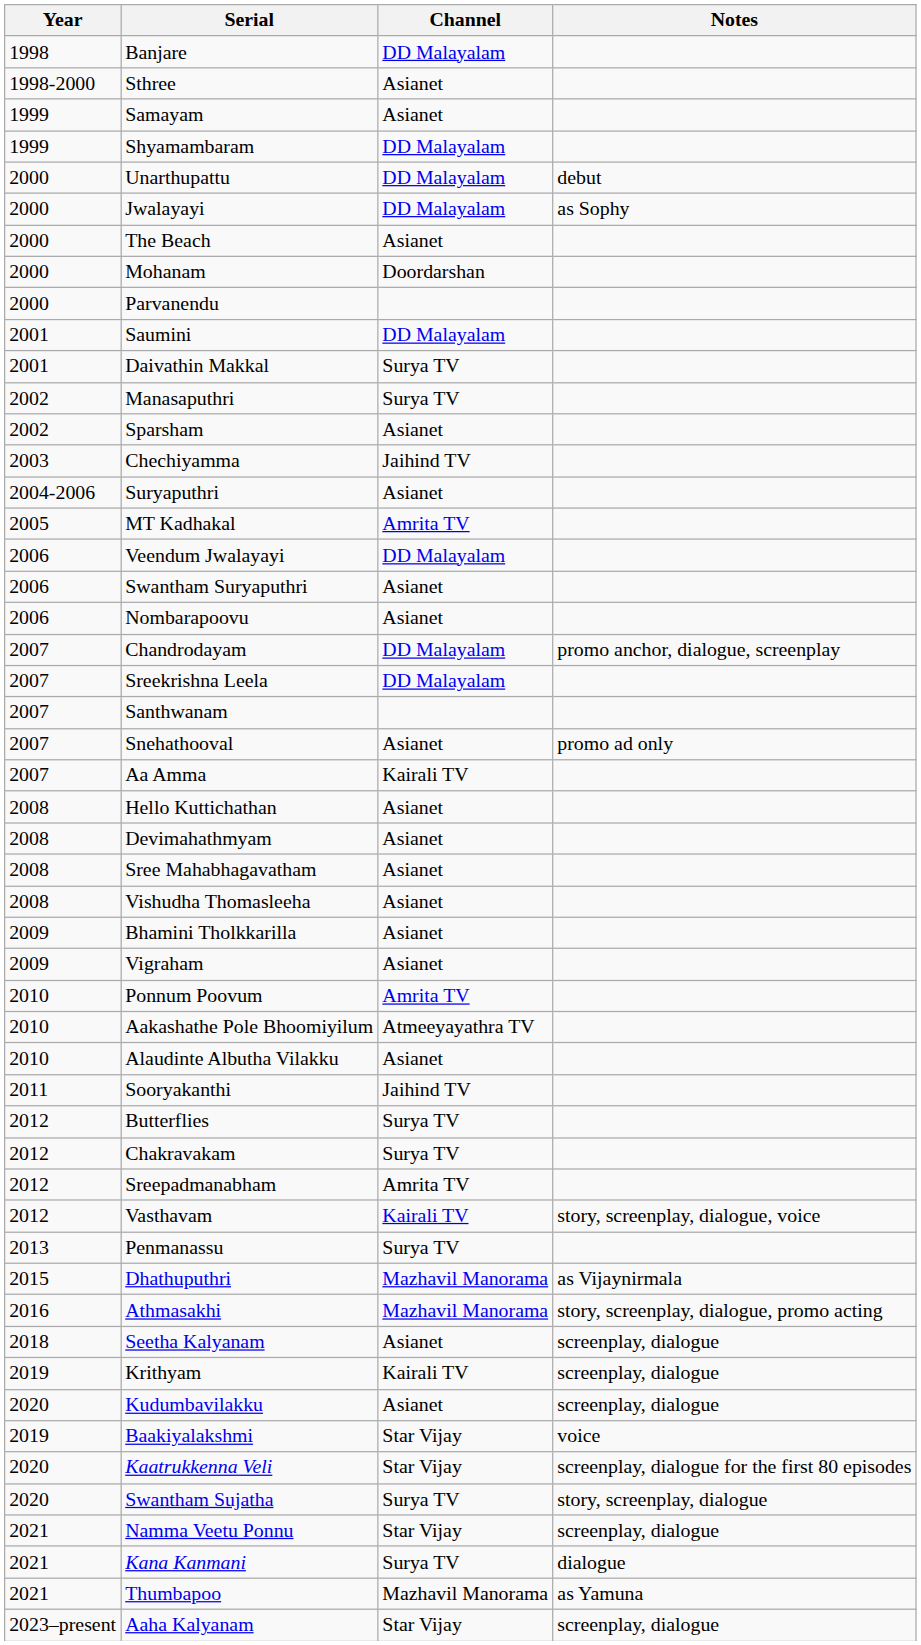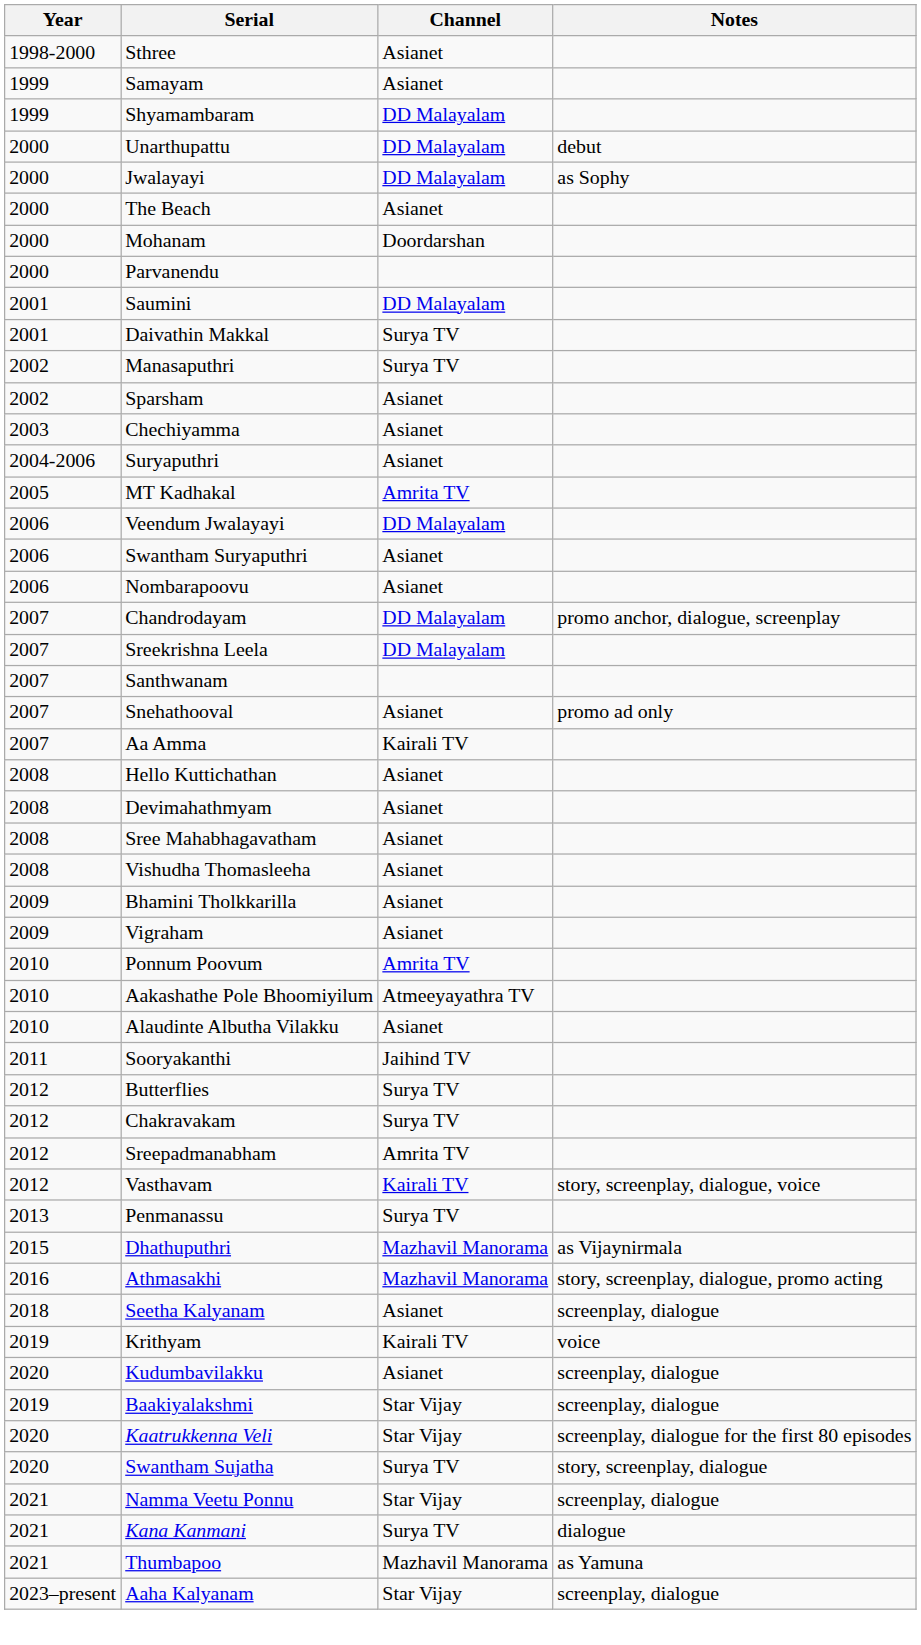- row: (156, 51)
(427, 460) Jaihind TV -> (413, 429) Asianet
(638, 1373) screenplay, dialogue -> (579, 1341) voice
(579, 1436) voice -> (638, 1404) screenplay, dialogue
